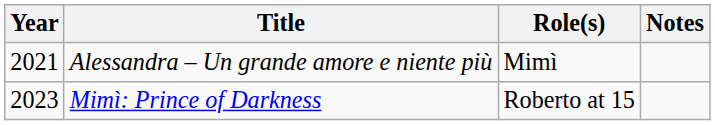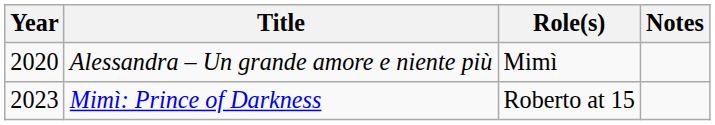(34, 61) 2021 -> (34, 61) 2020
